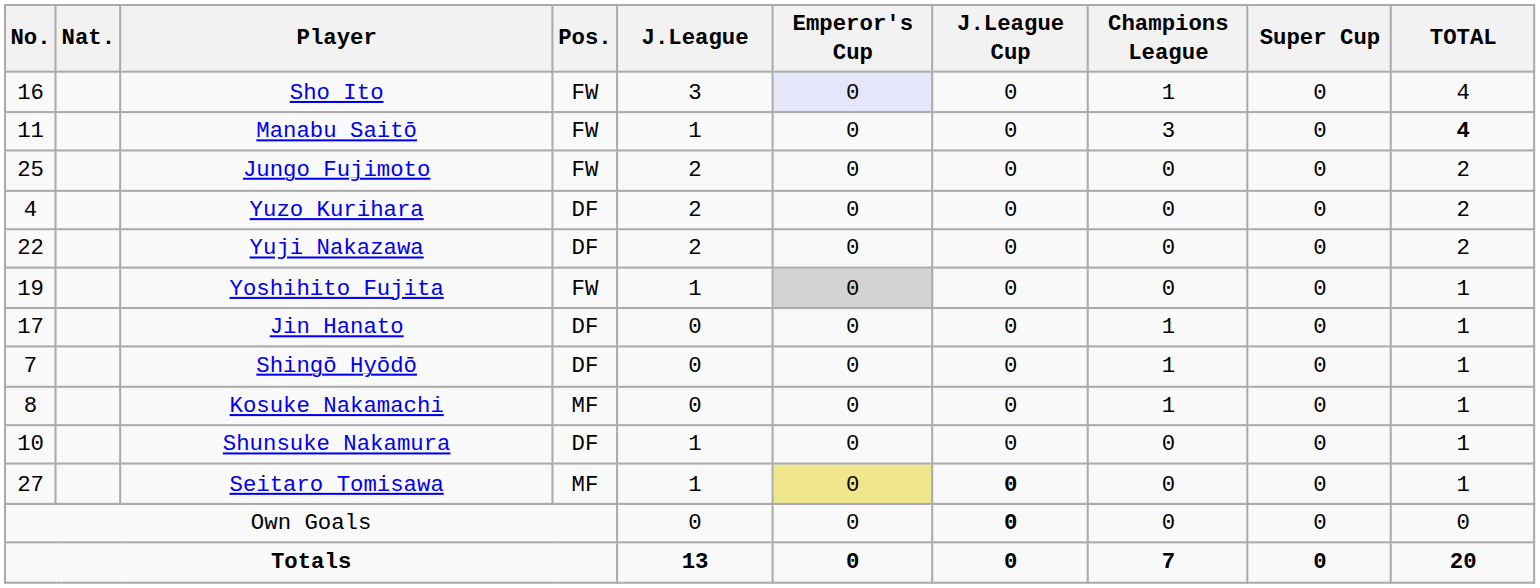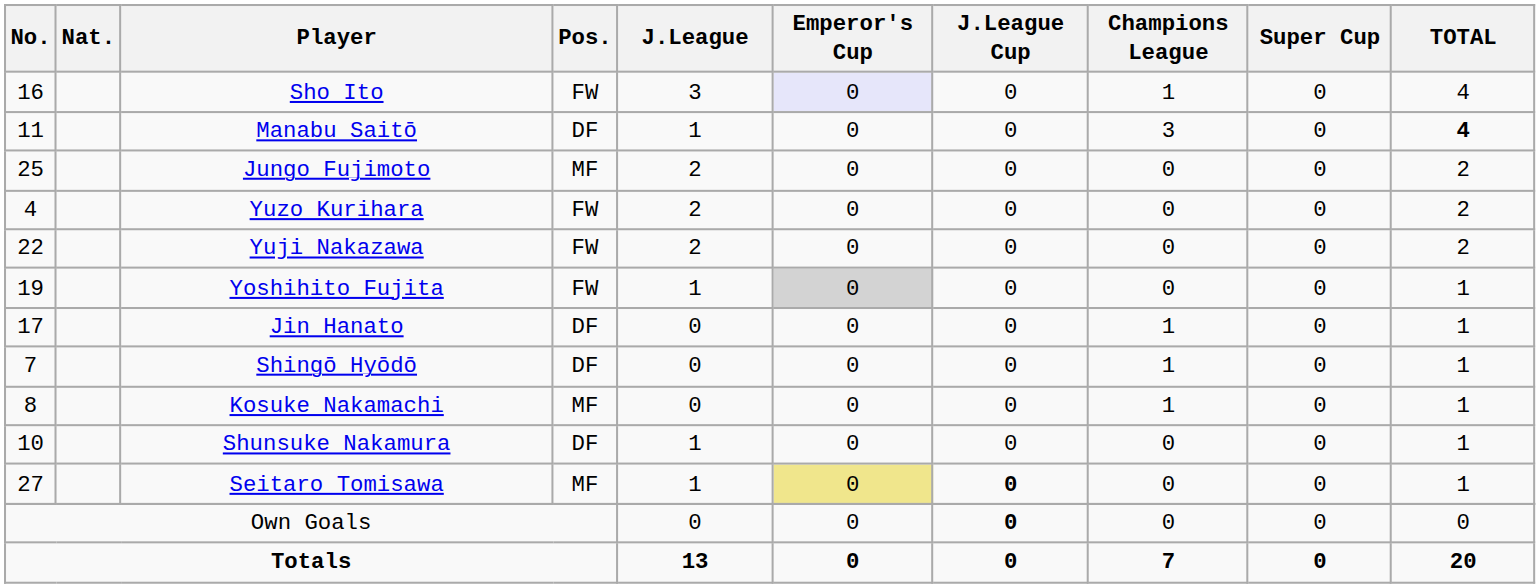(585, 131) FW -> (585, 131) DF
(585, 171) FW -> (585, 171) MF
(585, 210) DF -> (585, 210) FW
(585, 249) DF -> (585, 249) FW
